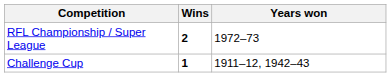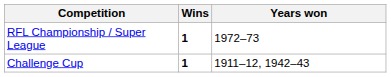(185, 38) 2 -> (185, 38) 1
